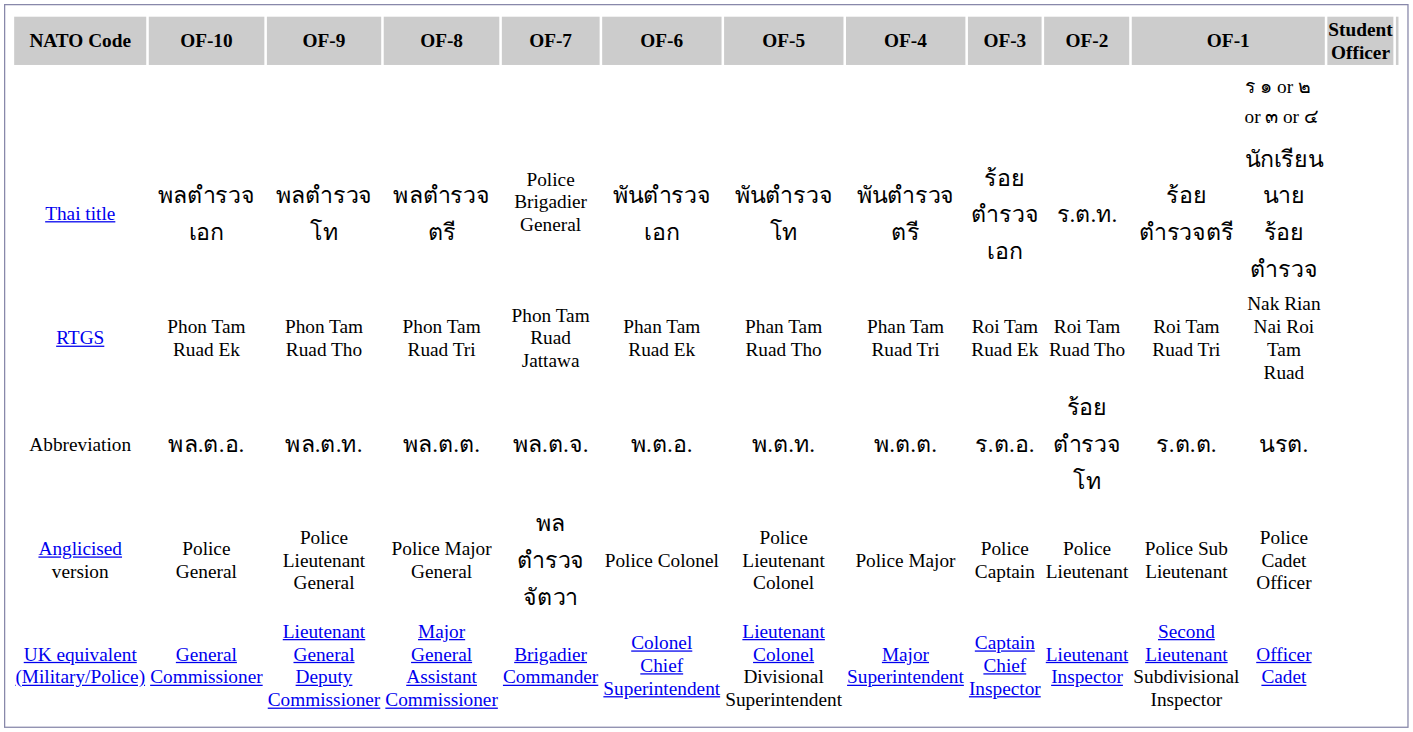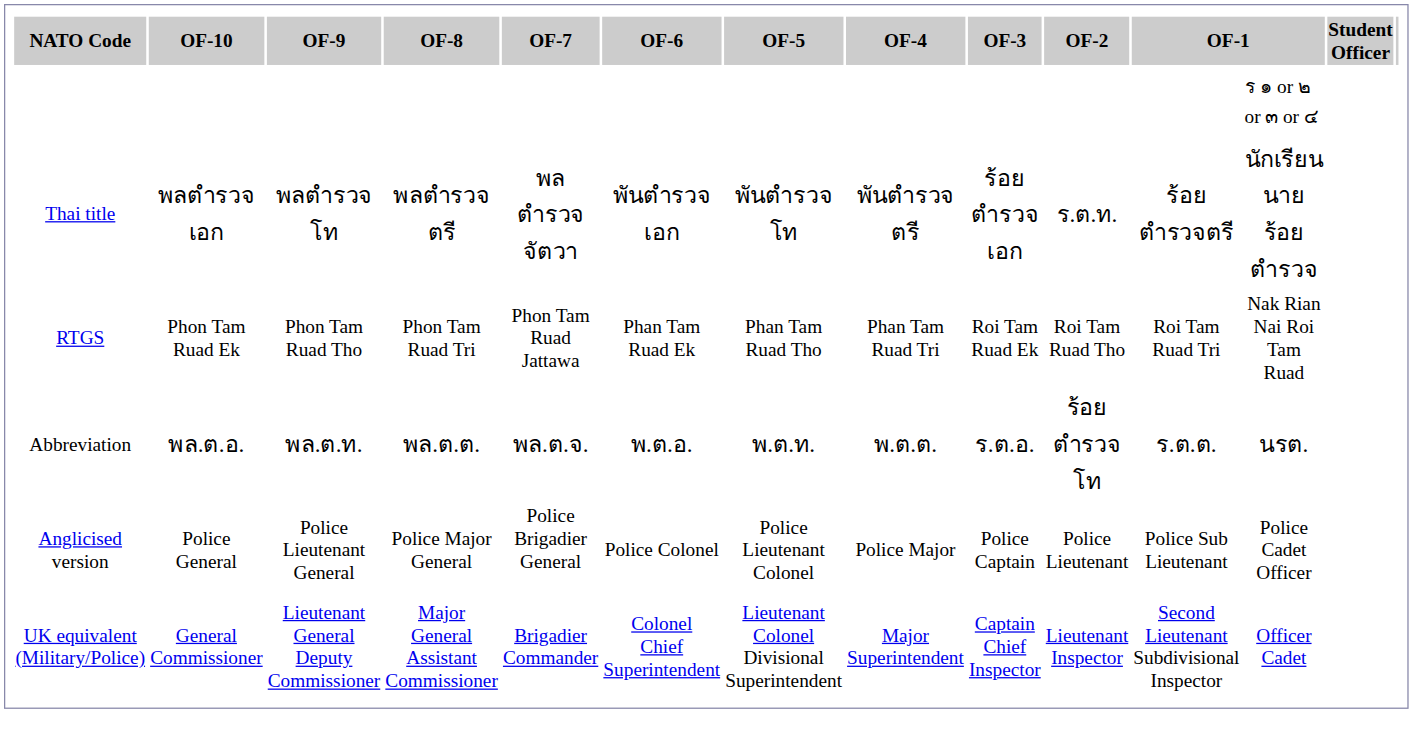(551, 201) Police Brigadier General -> (551, 214) พลตำรวจจัตวา
(551, 560) พลตำรวจจัตวา -> (551, 538) Police Brigadier General
